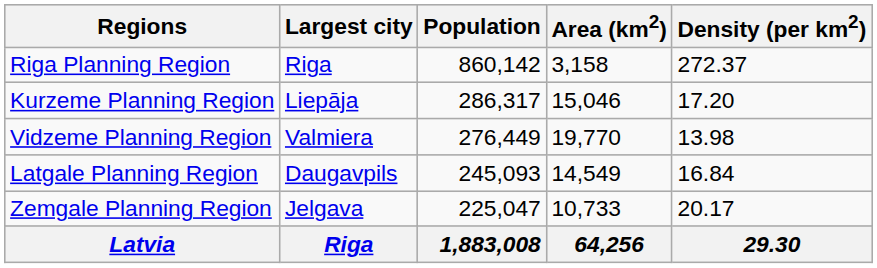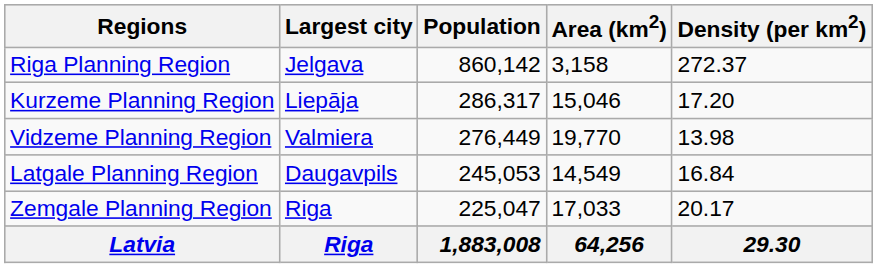(308, 65) Riga -> (324, 65) Jelgava
(500, 173) 245,093 -> (500, 173) 245,053
(324, 209) Jelgava -> (308, 209) Riga
(586, 209) 10,733 -> (586, 209) 17,033
